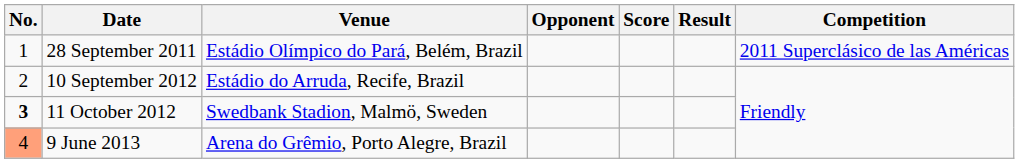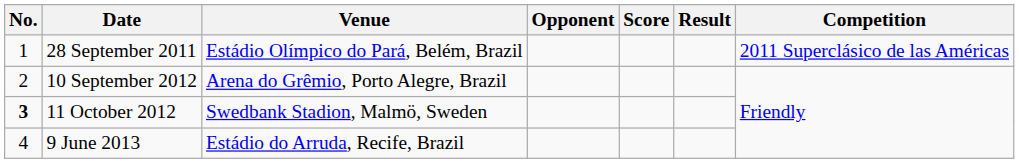(335, 81) Estádio do Arruda, Recife, Brazil -> (356, 81) Arena do Grêmio, Porto Alegre, Brazil
(23, 142) lightsalmon background -> (23, 142) no background
(356, 142) Arena do Grêmio, Porto Alegre, Brazil -> (335, 142) Estádio do Arruda, Recife, Brazil
